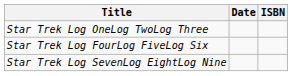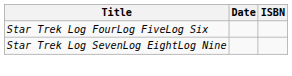- row: (108, 29)
